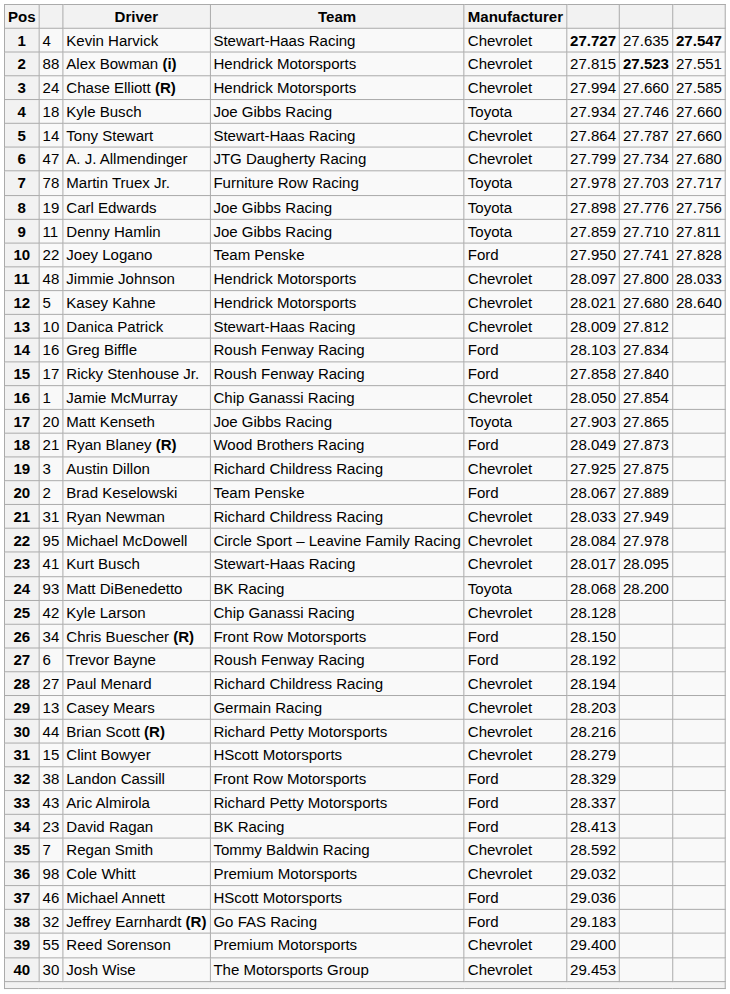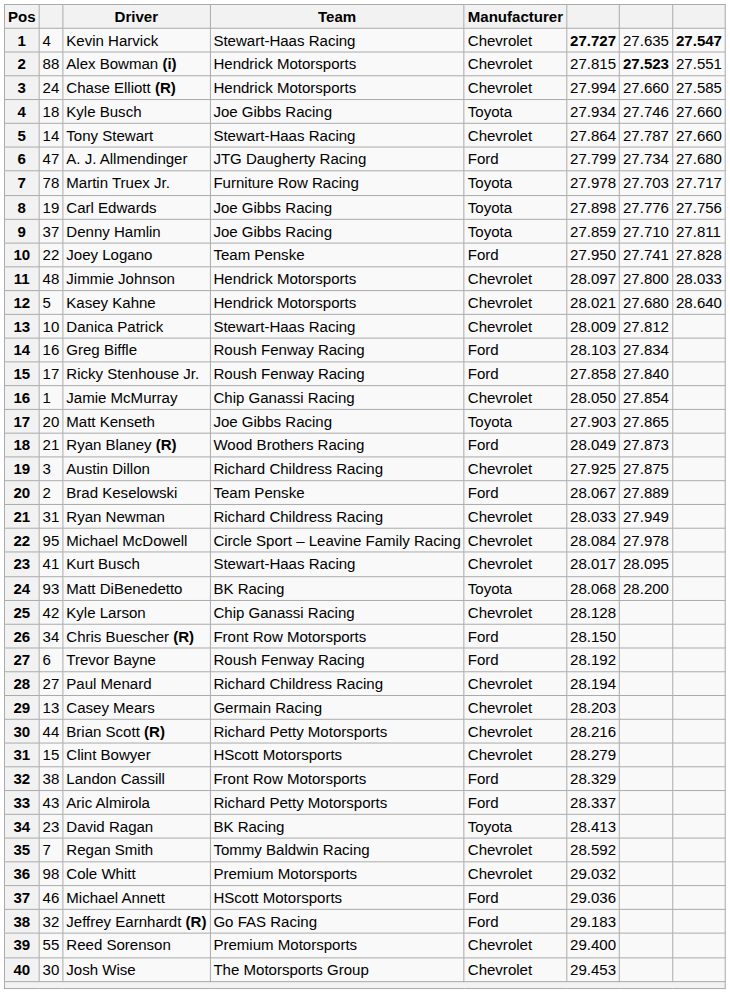(500, 160) Chevrolet -> (483, 160) Ford
(50, 231) 11 -> (51, 231) 37
(483, 827) Ford -> (490, 827) Toyota
